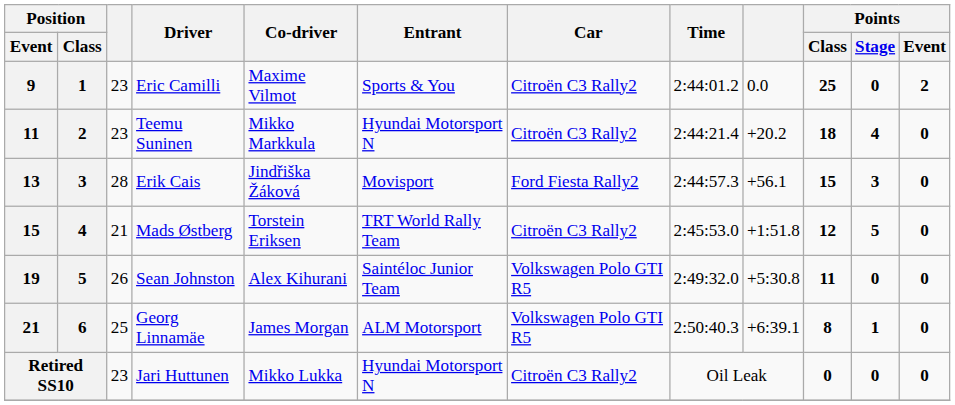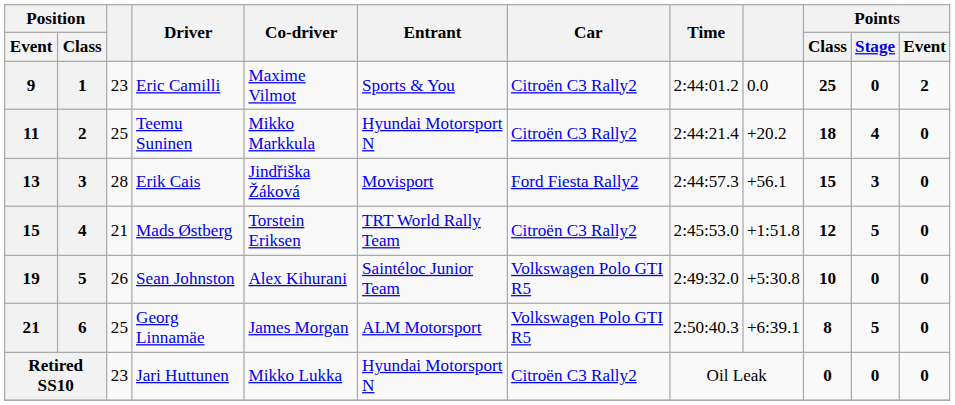(119, 133) 23 -> (119, 133) 25
(827, 278) 11 -> (827, 278) 10
(875, 327) 1 -> (875, 327) 5
